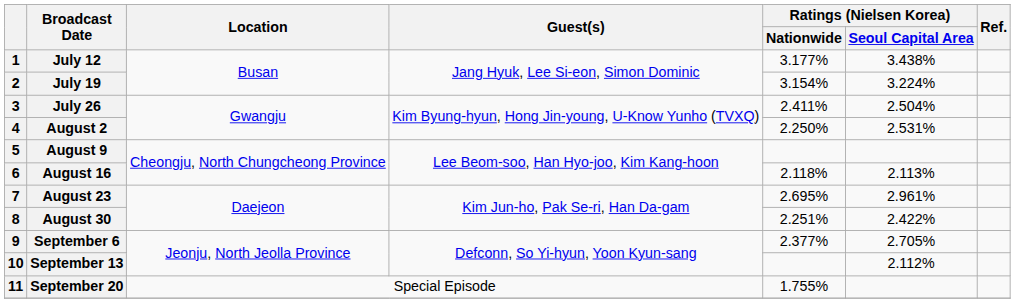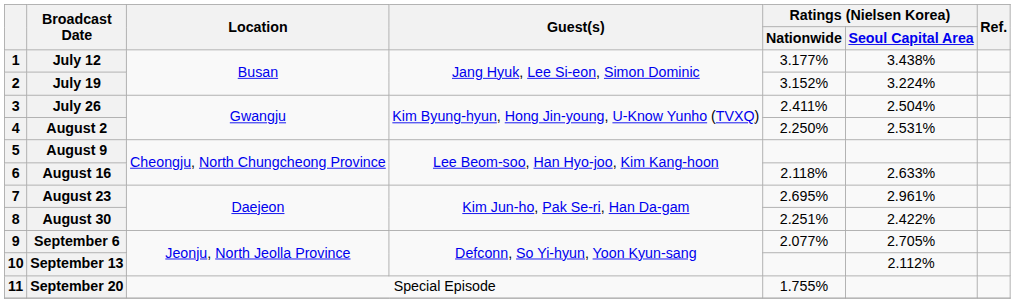(804, 83) 3.154% -> (804, 83) 3.152%
(911, 173) 2.113% -> (911, 173) 2.633%
(804, 241) 2.377% -> (804, 241) 2.077%
